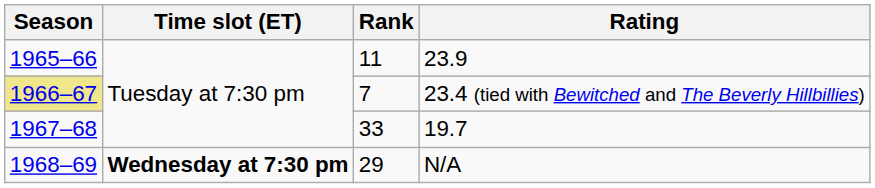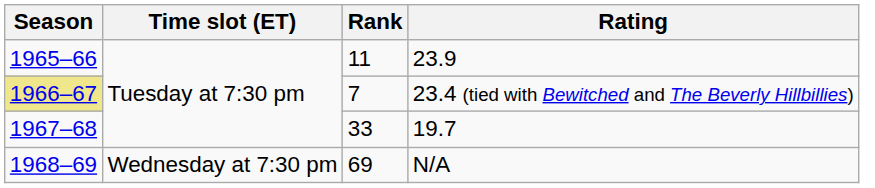(228, 164) bold -> (222, 164) normal
(371, 164) 29 -> (360, 164) 69
